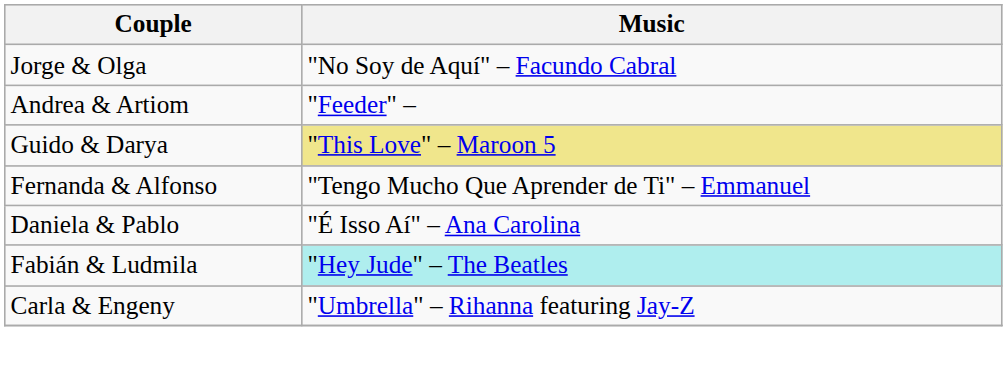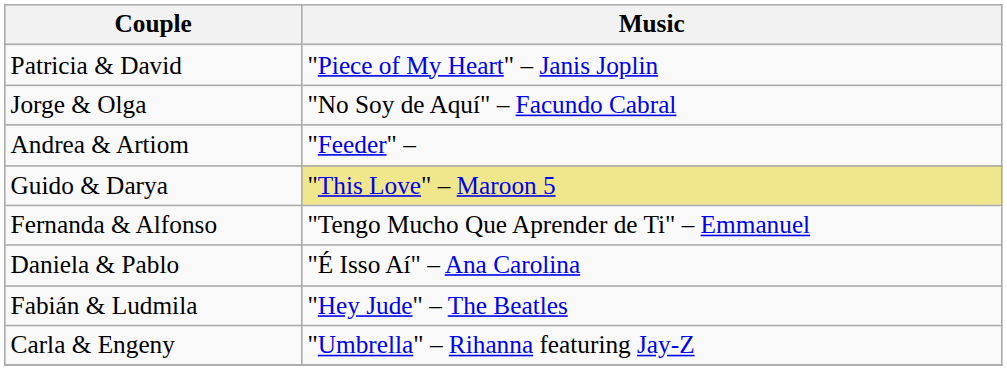+ row: (96, 64)
(438, 265) paleturquoise background -> (438, 305) no background
